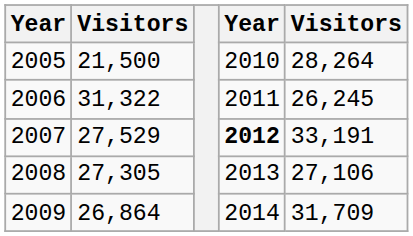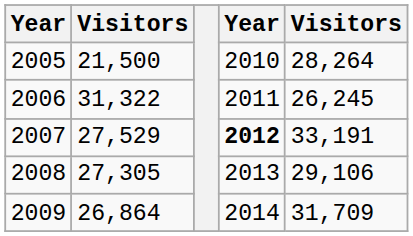(333, 175) 27,106 -> (333, 175) 29,106
